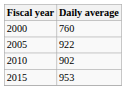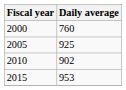(67, 45) 922 -> (67, 45) 925
